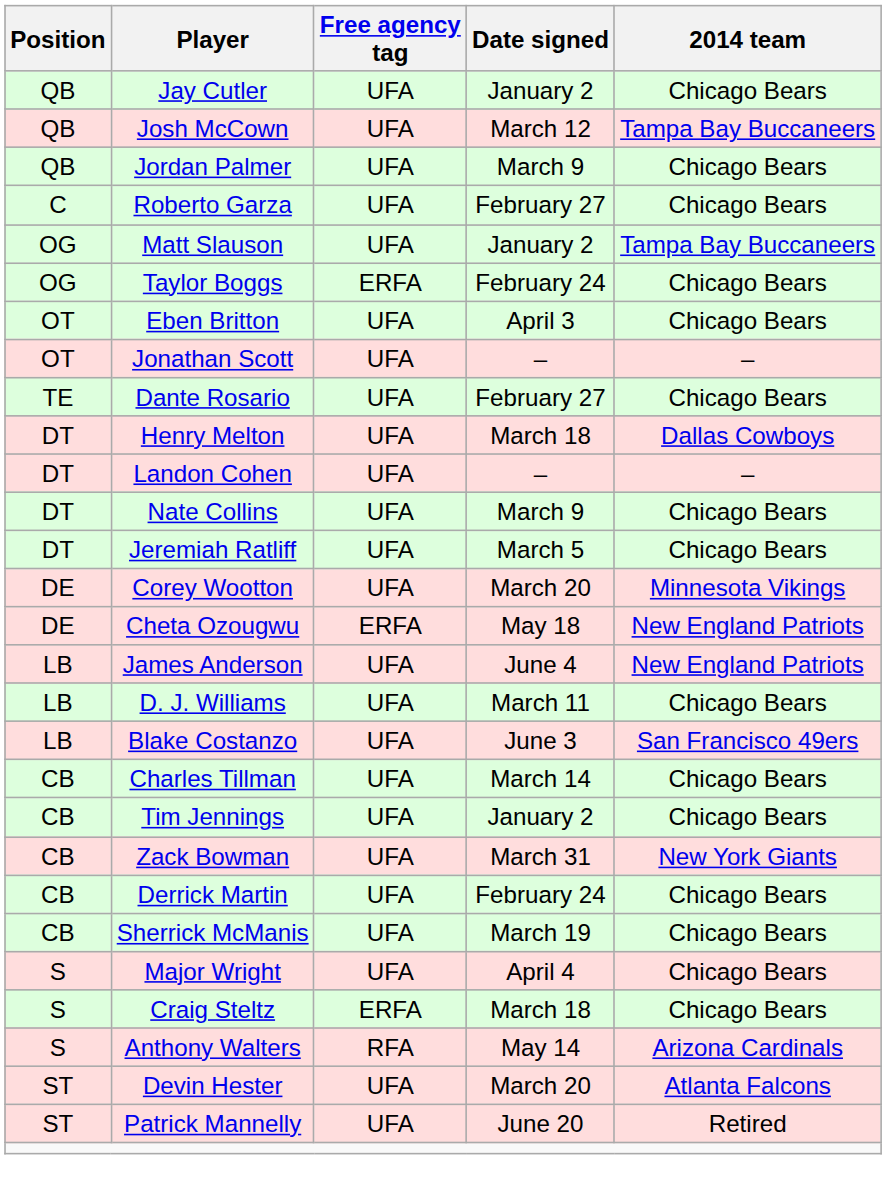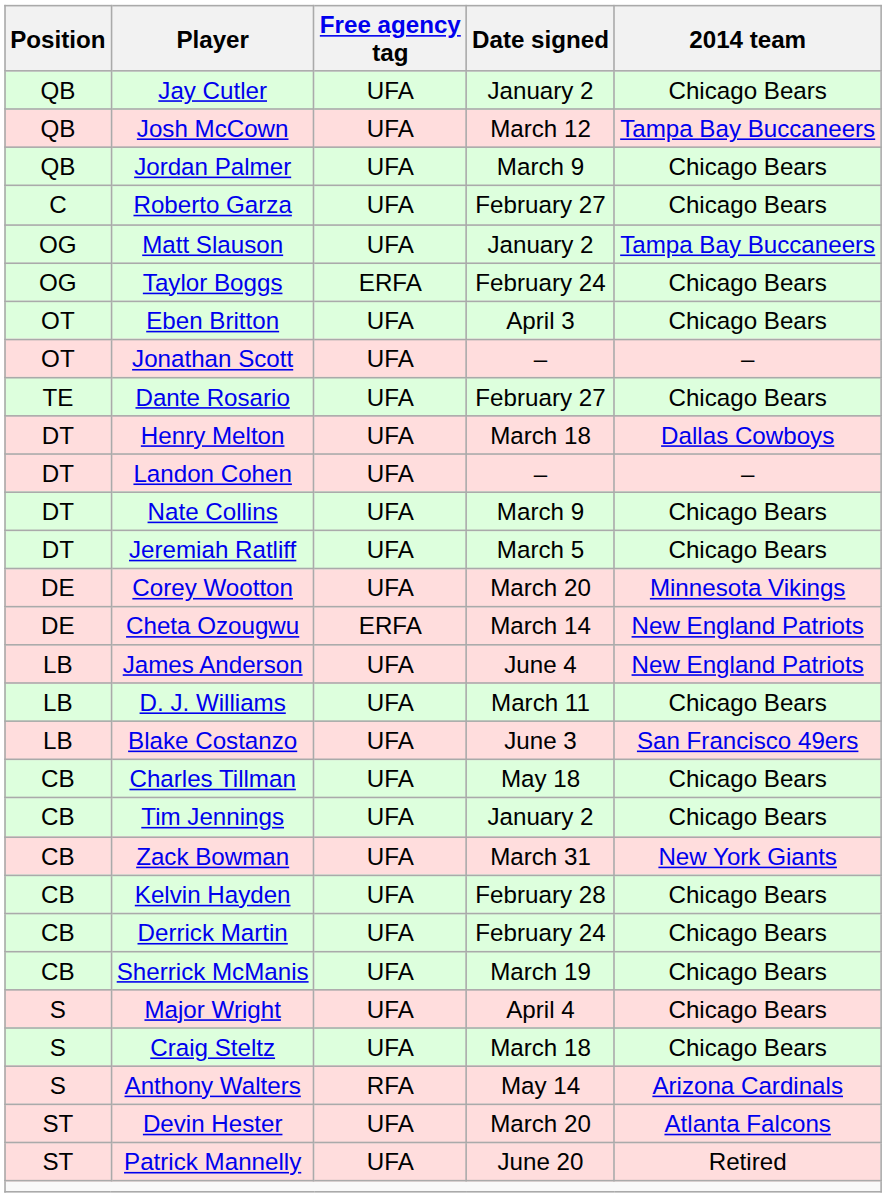(540, 626) May 18 -> (540, 626) March 14
(540, 779) March 14 -> (540, 779) May 18
+ row: (213, 894)
(390, 1009) ERFA -> (390, 1047) UFA
